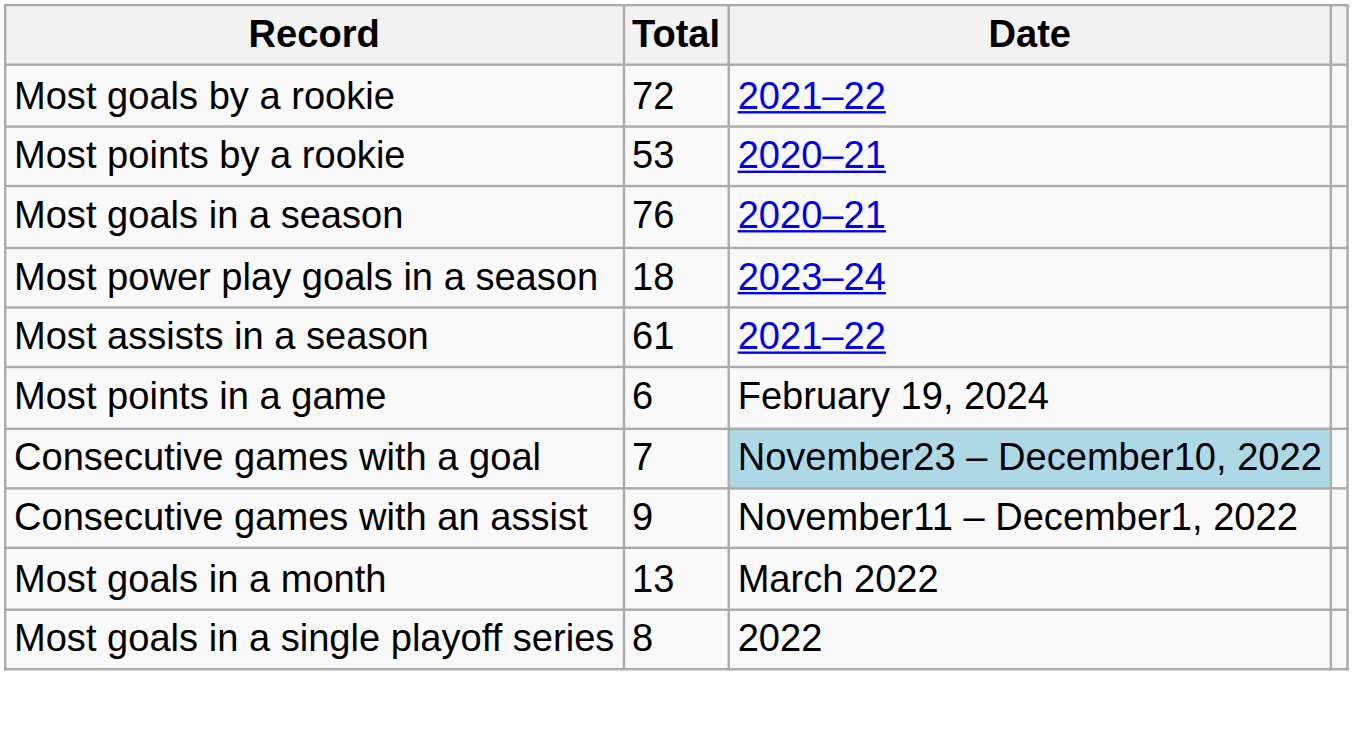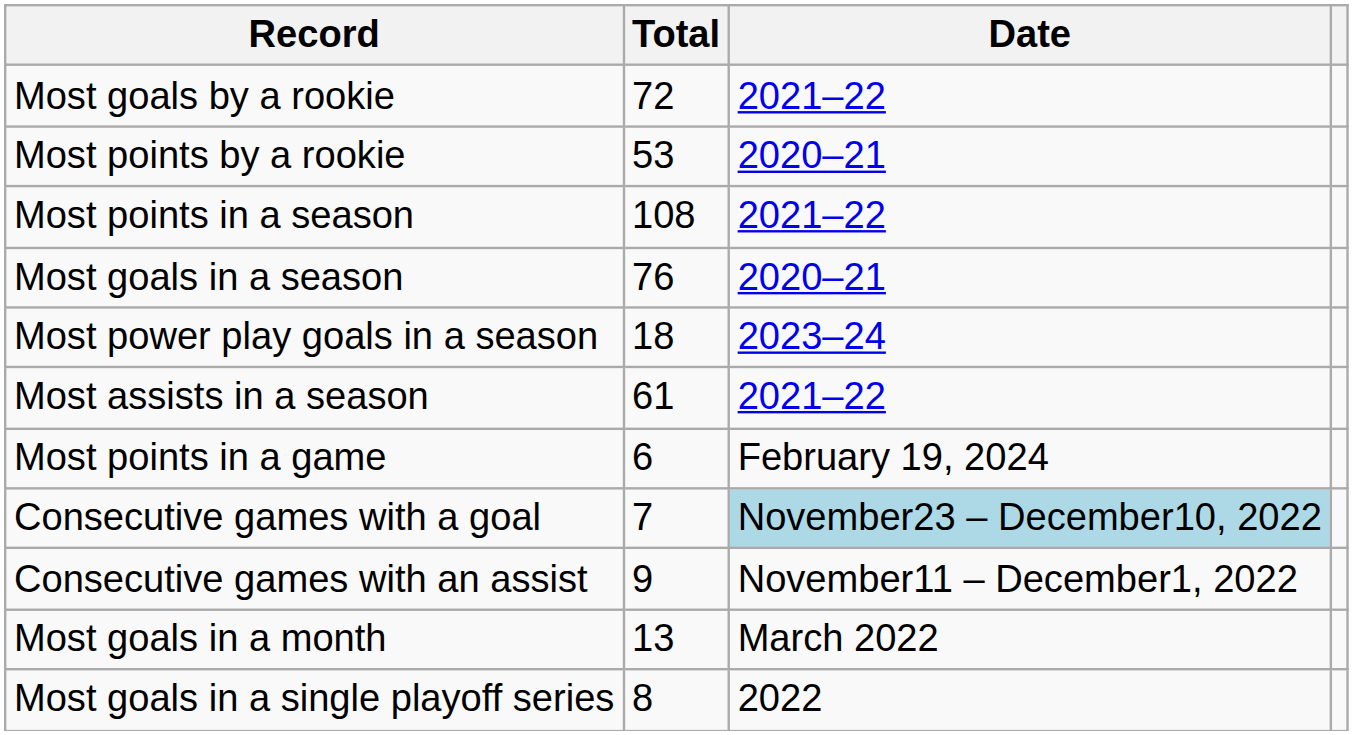+ row: (214, 215)
